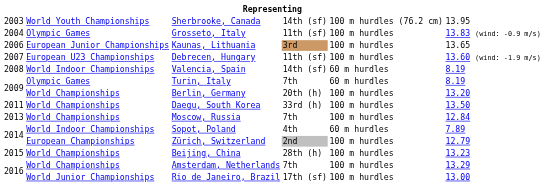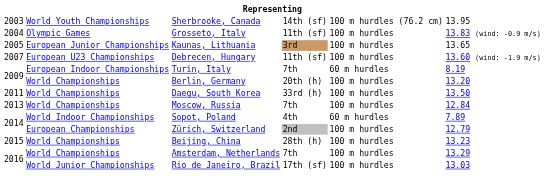(14, 46) 2006 -> (14, 46) 2005
- row: (209, 69)
(58, 81) Olympic Games -> (98, 69) European Indoor Championships
(458, 177) 13.00 -> (458, 165) 13.03
